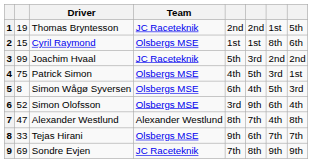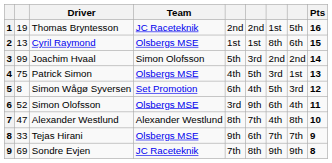+ column: (318, 12)
(22, 43) 15 -> (22, 43) 13
(167, 58) JC Raceteknik -> (170, 58) Simon Olofsson
(167, 89) Olsbergs MSE -> (167, 89) Set Promotion
